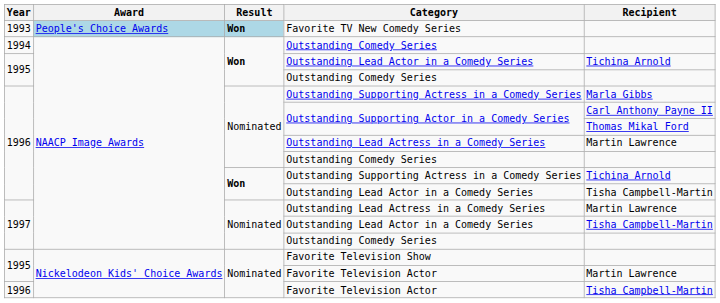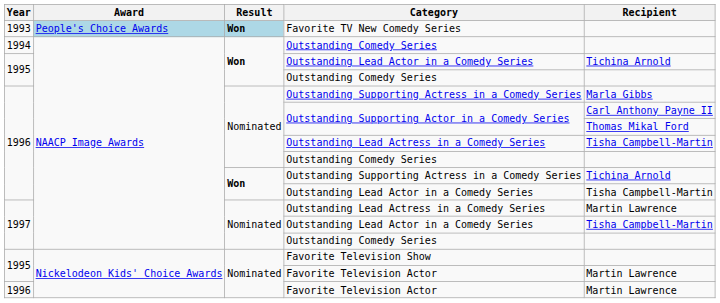(632, 143) Martin Lawrence -> (650, 143) Tisha Campbell-Martin
(650, 290) Tisha Campbell-Martin -> (632, 290) Martin Lawrence
